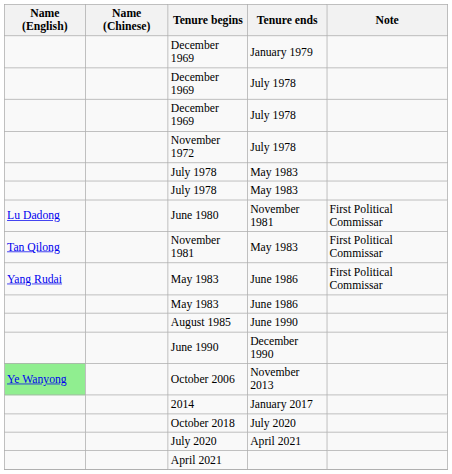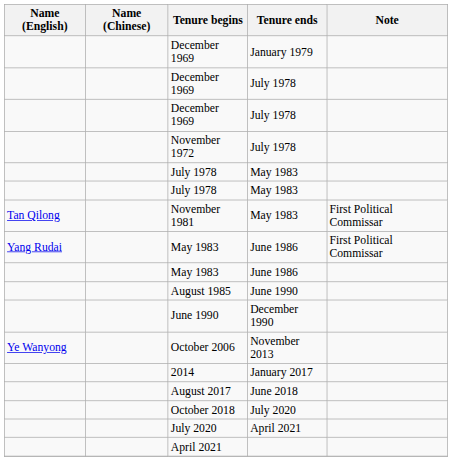- row: (195, 215)
(37, 379) lightgreen background -> (37, 347) no background
+ row: (201, 391)
